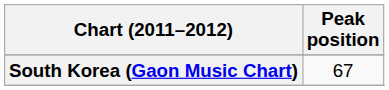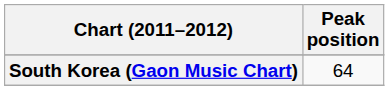(343, 70) 67 -> (343, 70) 64
